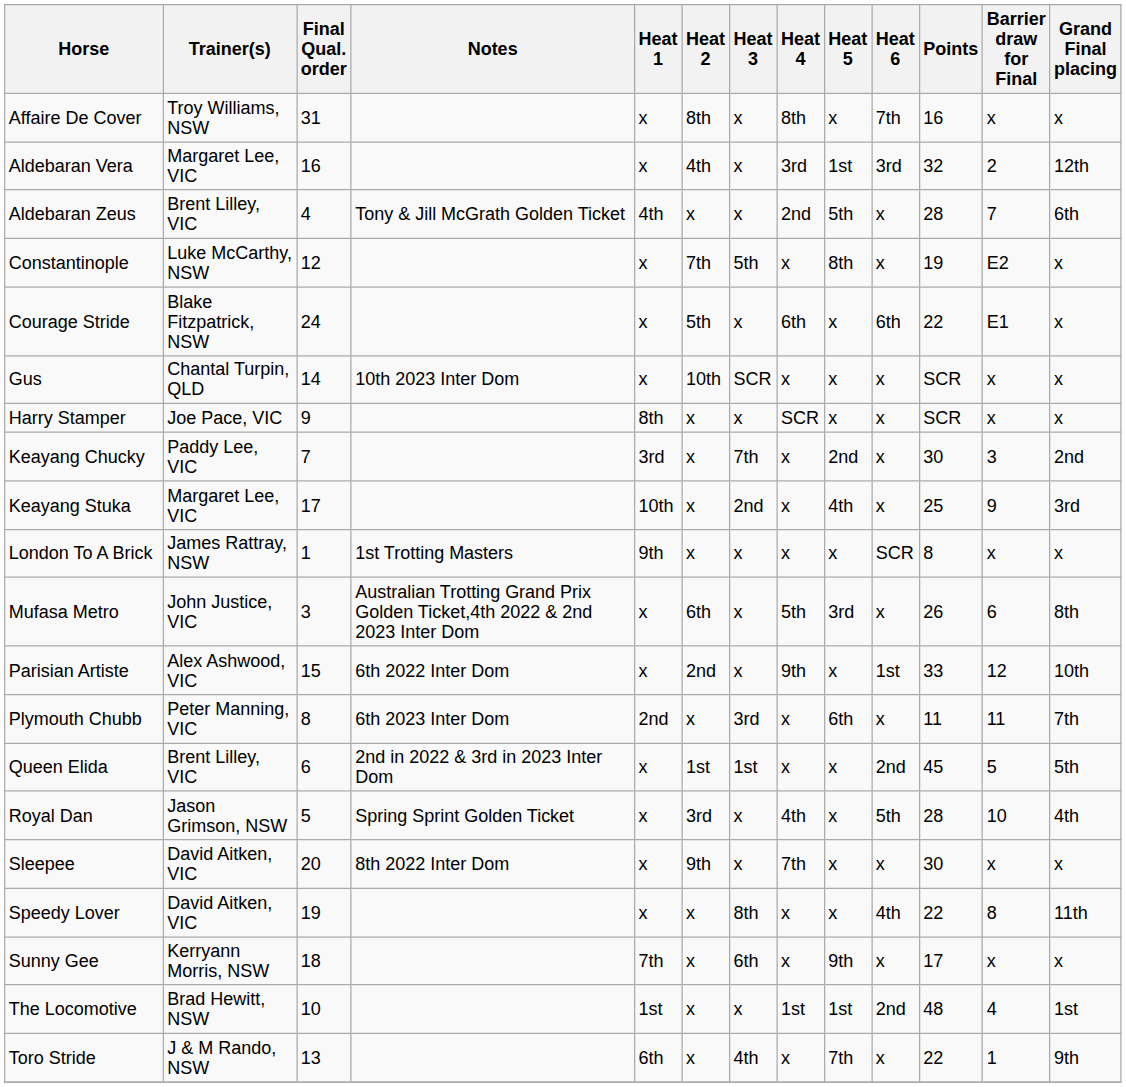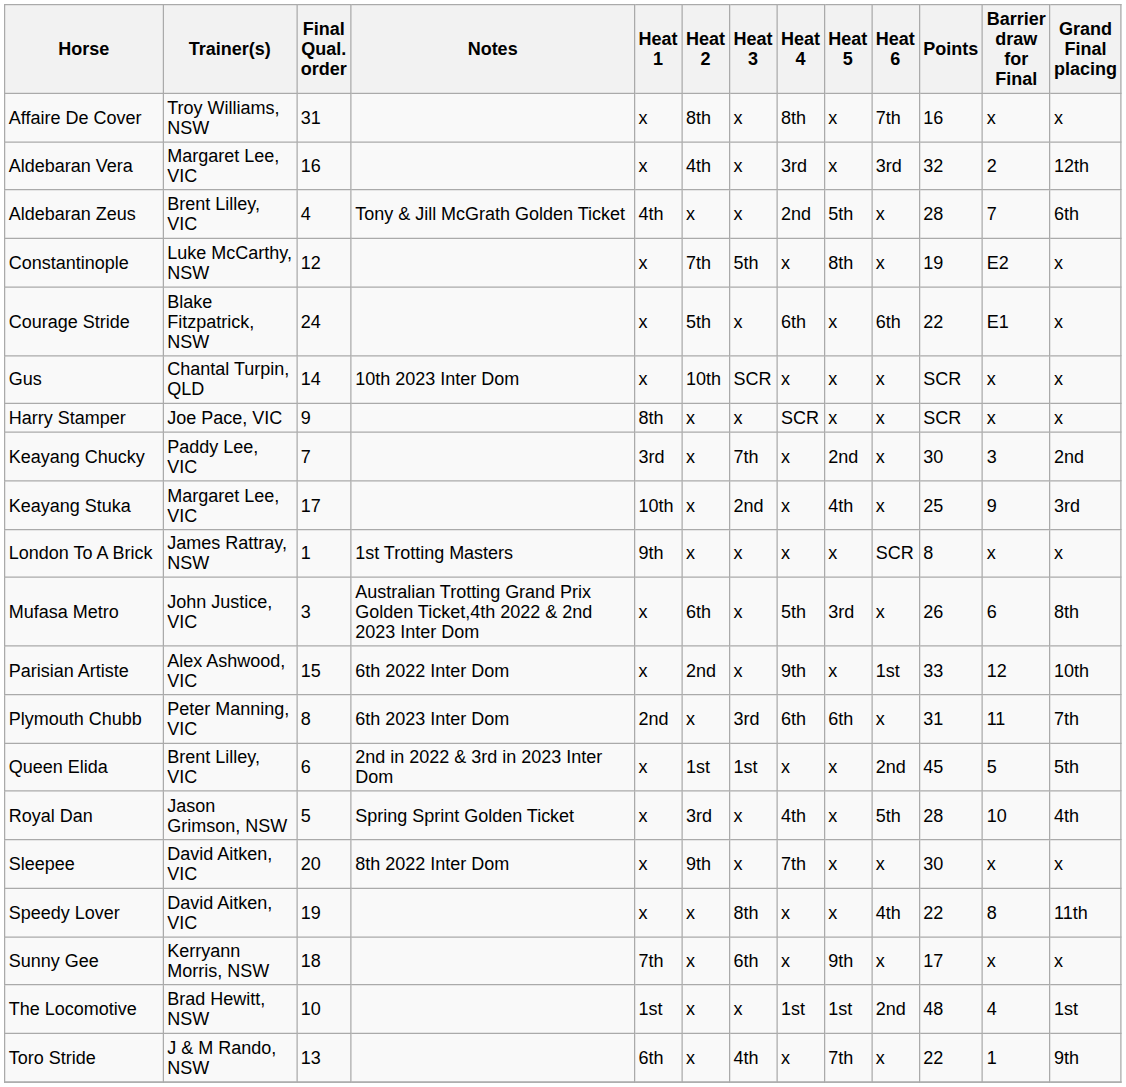(840, 166) 1st -> (833, 166) x
(785, 719) x -> (793, 719) 6th
(933, 719) 11 -> (933, 719) 31
